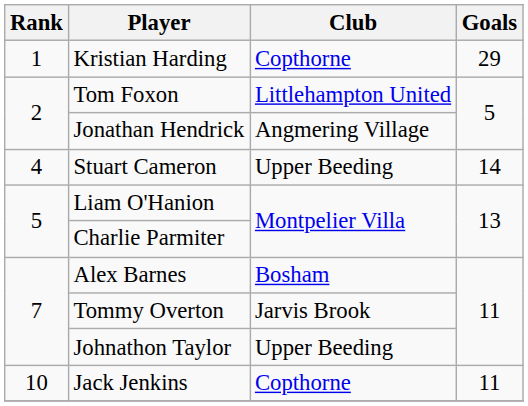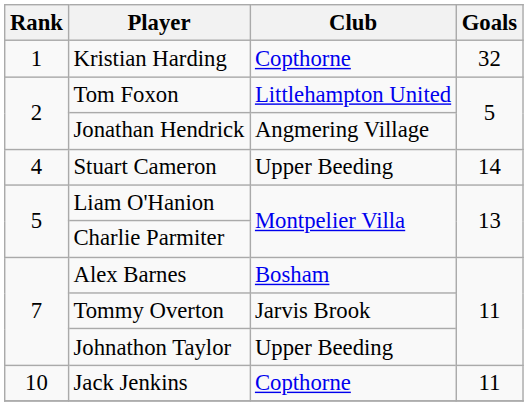(489, 58) 29 -> (489, 58) 32
